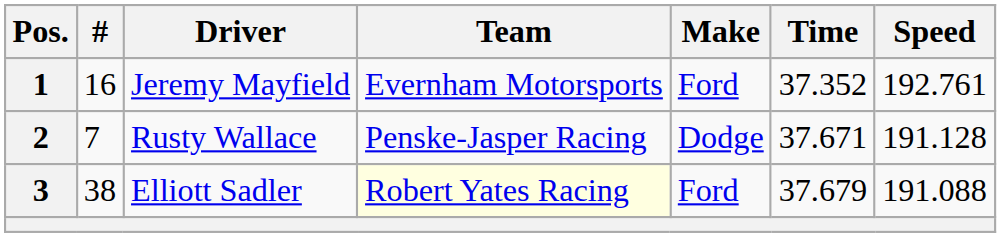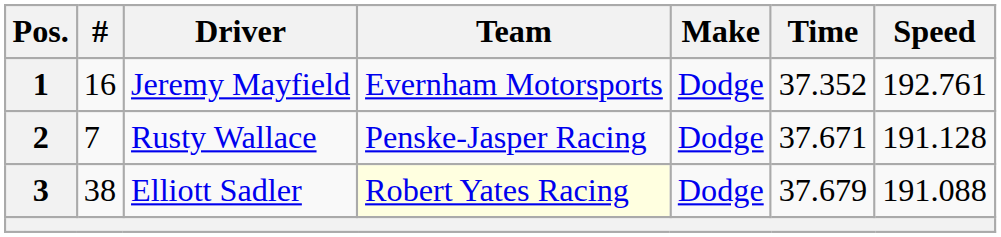(708, 84) Ford -> (721, 84) Dodge
(708, 190) Ford -> (721, 190) Dodge
